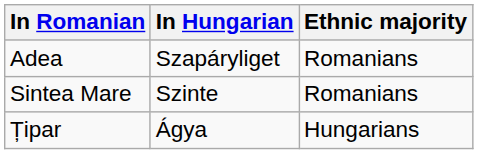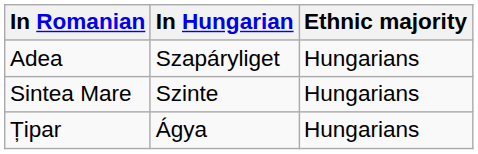(361, 58) Romanians -> (362, 58) Hungarians
(361, 93) Romanians -> (362, 93) Hungarians
